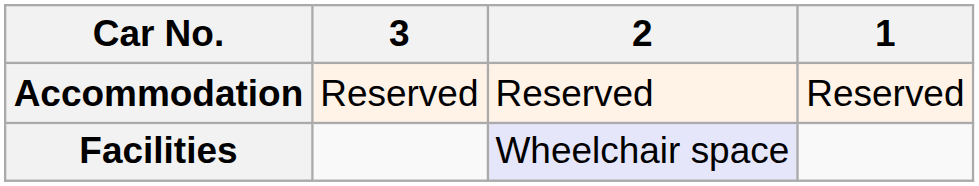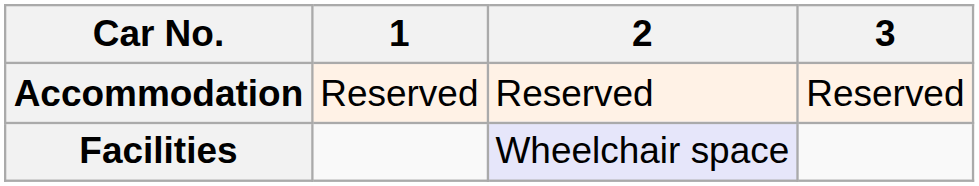columns swapped: (885, 33) <-> (399, 33)
